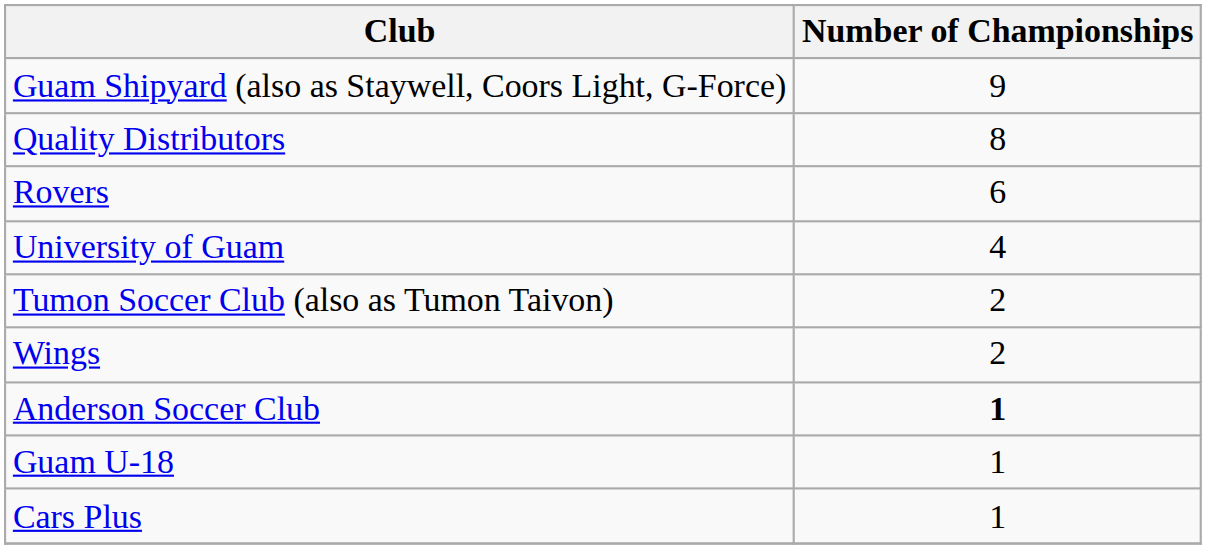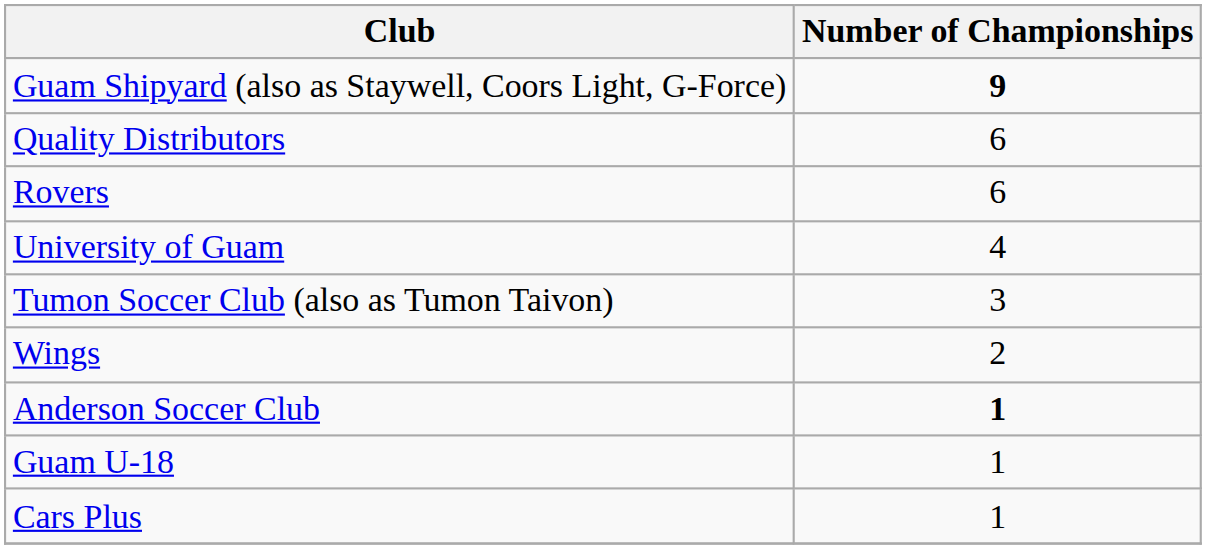(998, 85) normal -> (998, 85) bold
(998, 138) 8 -> (998, 138) 6
(998, 300) 2 -> (998, 300) 3
